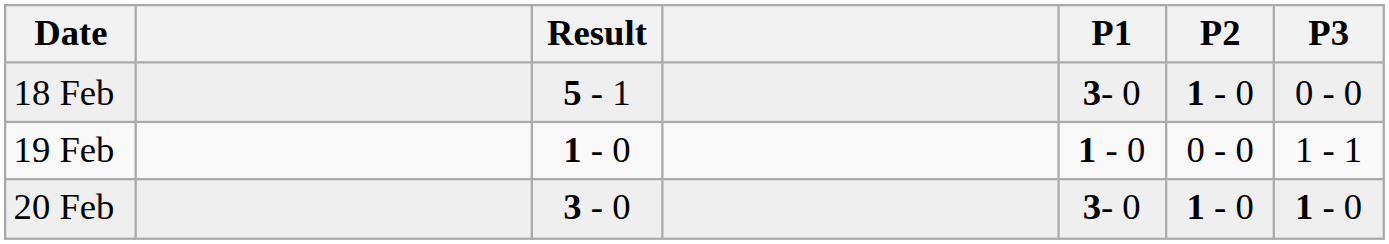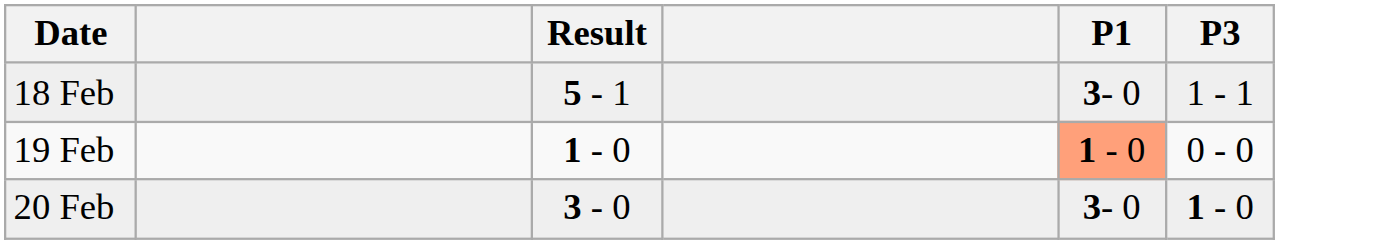- column: (1220, 33)
(1329, 91) 0 - 0 -> (1220, 91) 1 - 1
(1112, 149) no background -> (1112, 149) lightsalmon background
(1329, 149) 1 - 1 -> (1220, 149) 0 - 0
